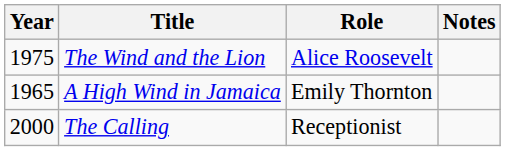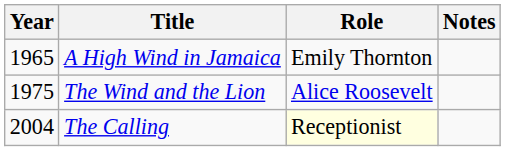rows swapped: (172, 92) <-> (165, 57)
(32, 127) 2000 -> (32, 127) 2004
(346, 127) no background -> (346, 127) lightyellow background
